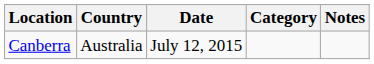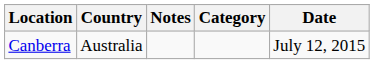columns swapped: (196, 17) <-> (345, 17)
